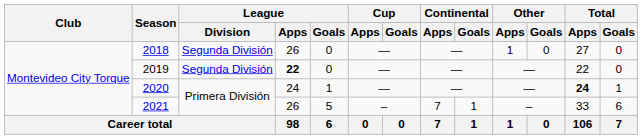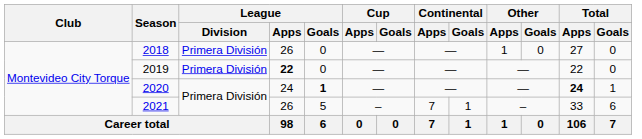(227, 50) Segunda División -> (224, 50) Primera División
(227, 69) Segunda División -> (224, 69) Primera División
(329, 87) normal -> (323, 87) bold
